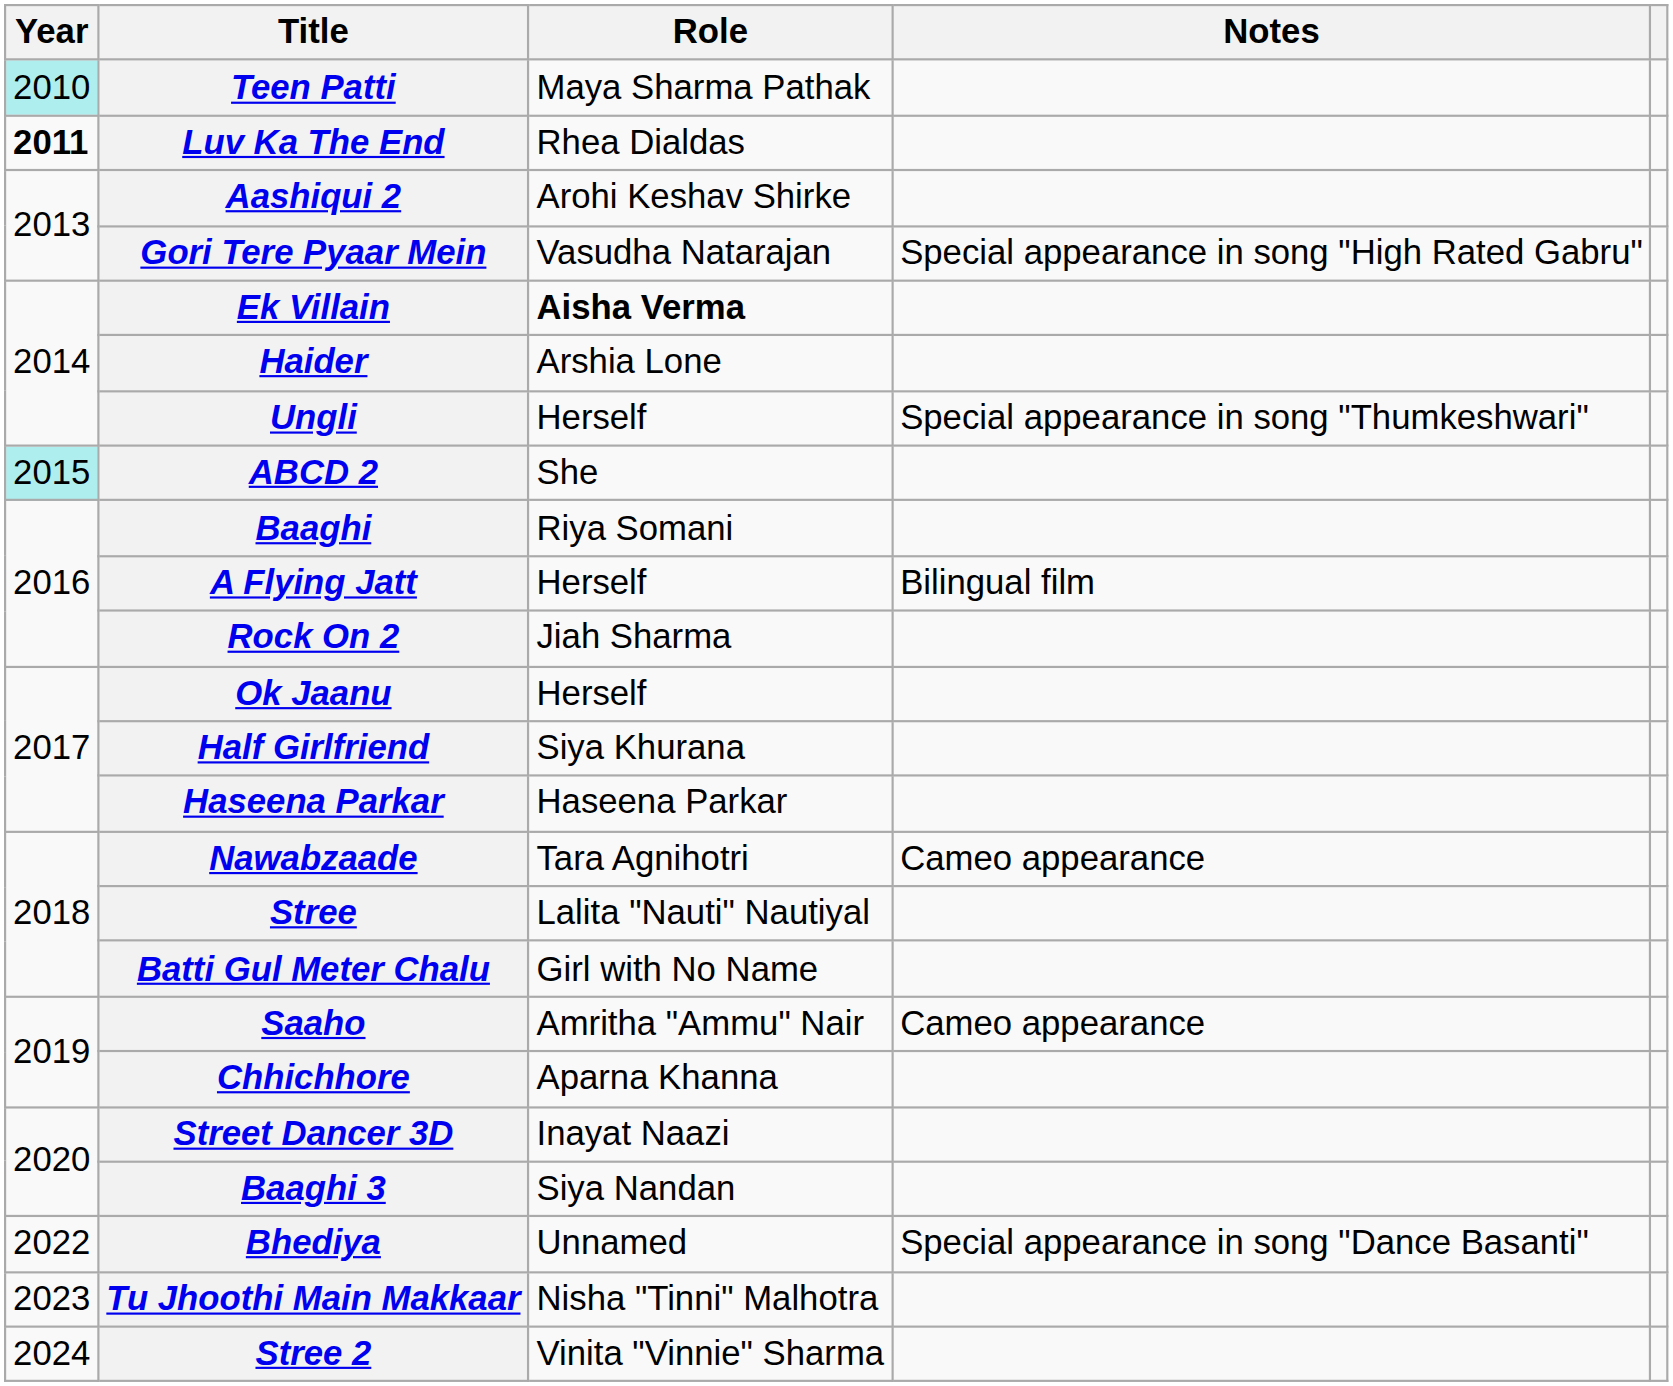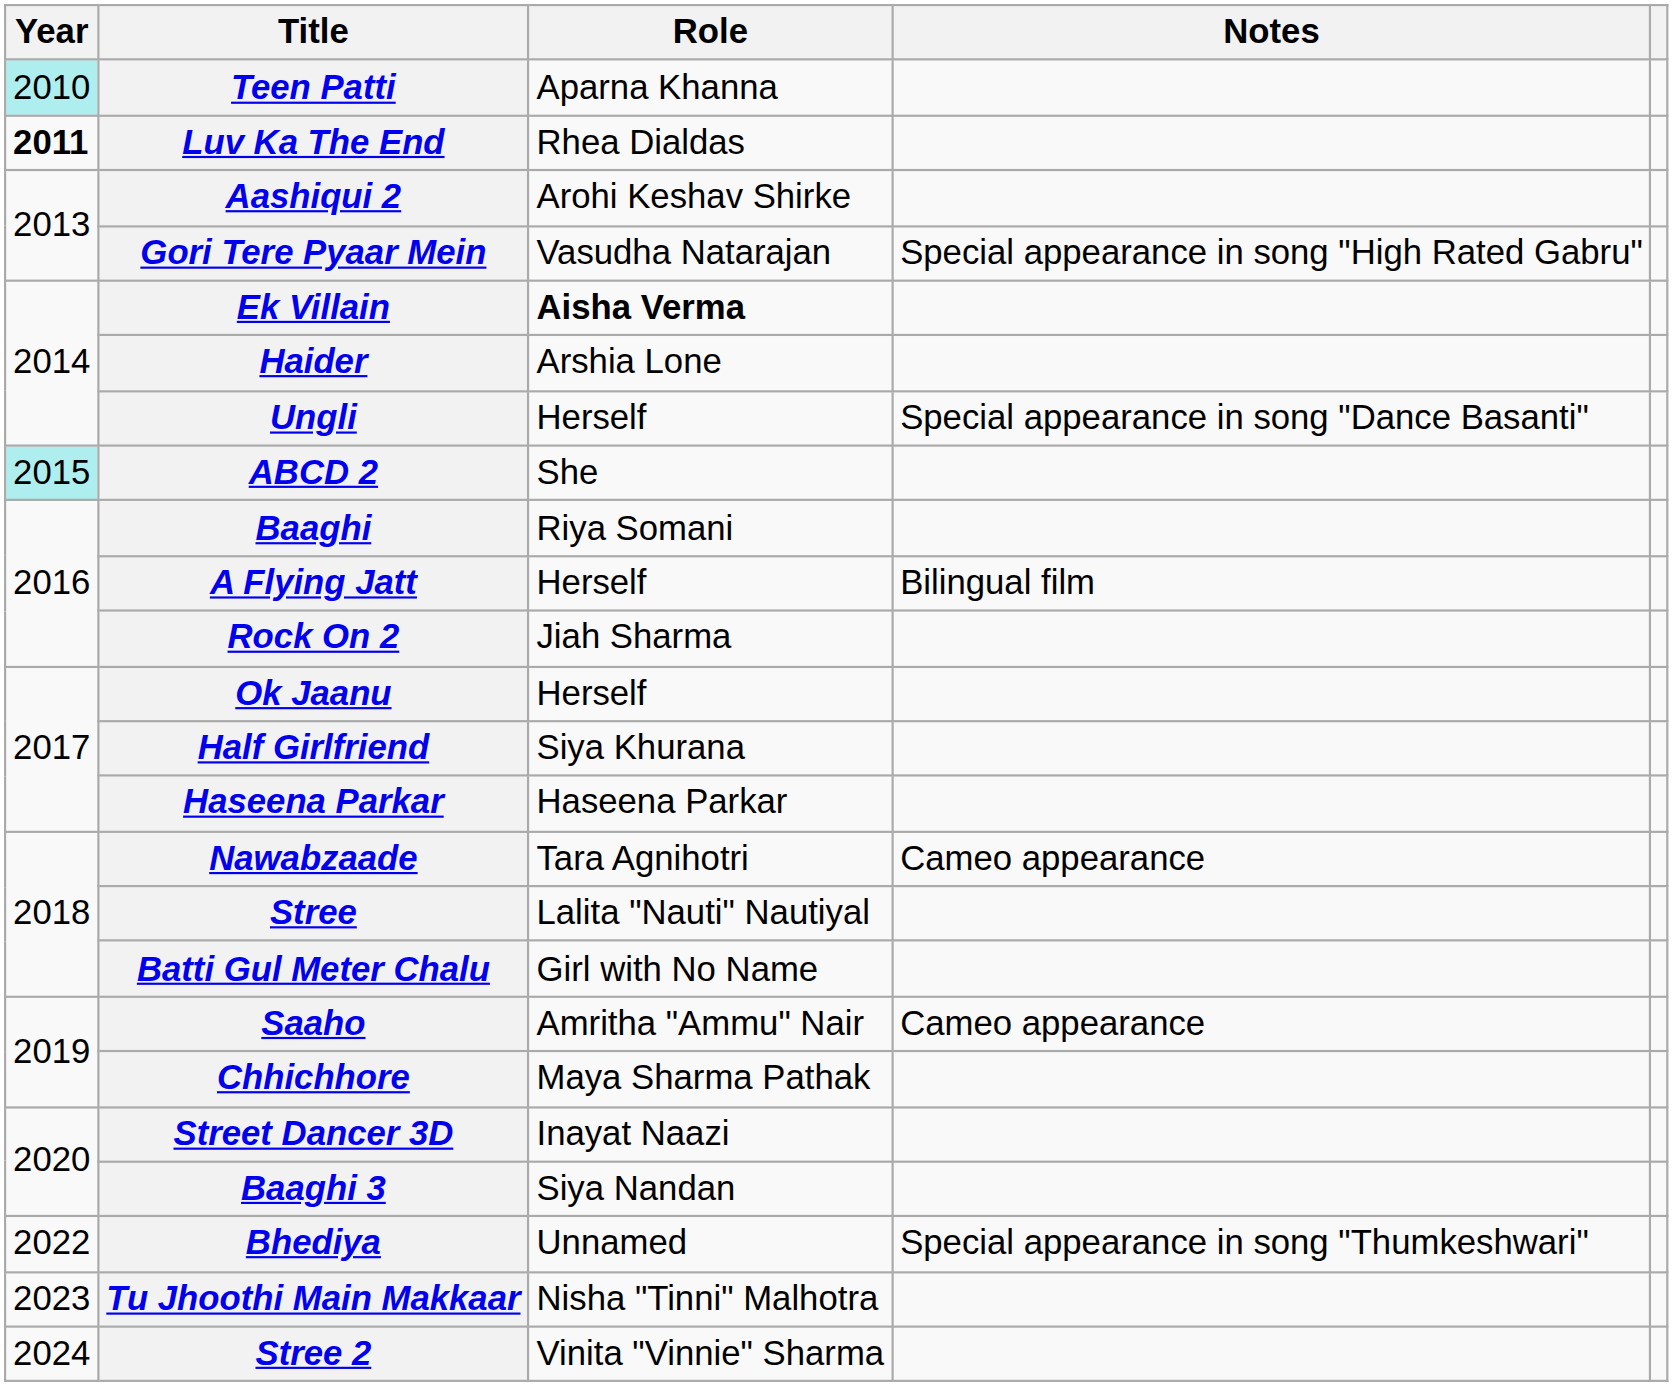(703, 87) Maya Sharma Pathak -> (657, 87) Aparna Khanna
(1244, 417) Special appearance in song "Thumkeshwari" -> (1244, 417) Special appearance in song "Dance Basanti"
(657, 1078) Aparna Khanna -> (703, 1078) Maya Sharma Pathak
(1244, 1243) Special appearance in song "Dance Basanti" -> (1244, 1243) Special appearance in song "Thumkeshwari"
